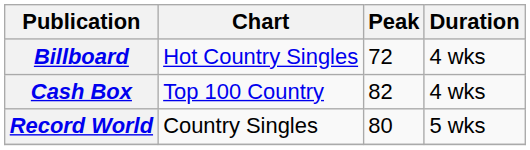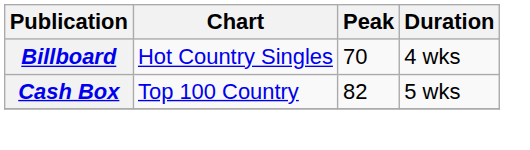(380, 56) 72 -> (355, 56) 70
(458, 91) 4 wks -> (432, 91) 5 wks
- row: (81, 126)
